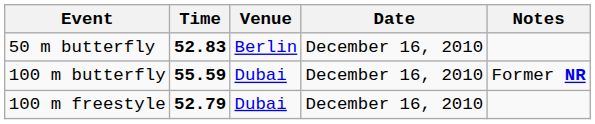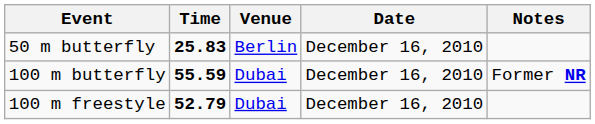(200, 47) 52.83 -> (200, 47) 25.83
